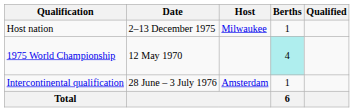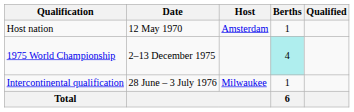(172, 28) 2–13 December 1975 -> (155, 28) 12 May 1970
(244, 28) Milwaukee -> (245, 28) Amsterdam
(155, 55) 12 May 1970 -> (172, 55) 2–13 December 1975
(245, 83) Amsterdam -> (244, 83) Milwaukee
